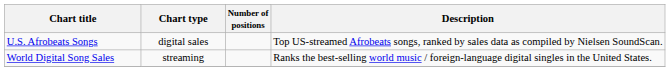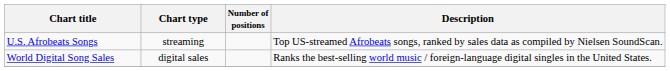(183, 41) digital sales -> (183, 41) streaming
(183, 58) streaming -> (183, 58) digital sales
